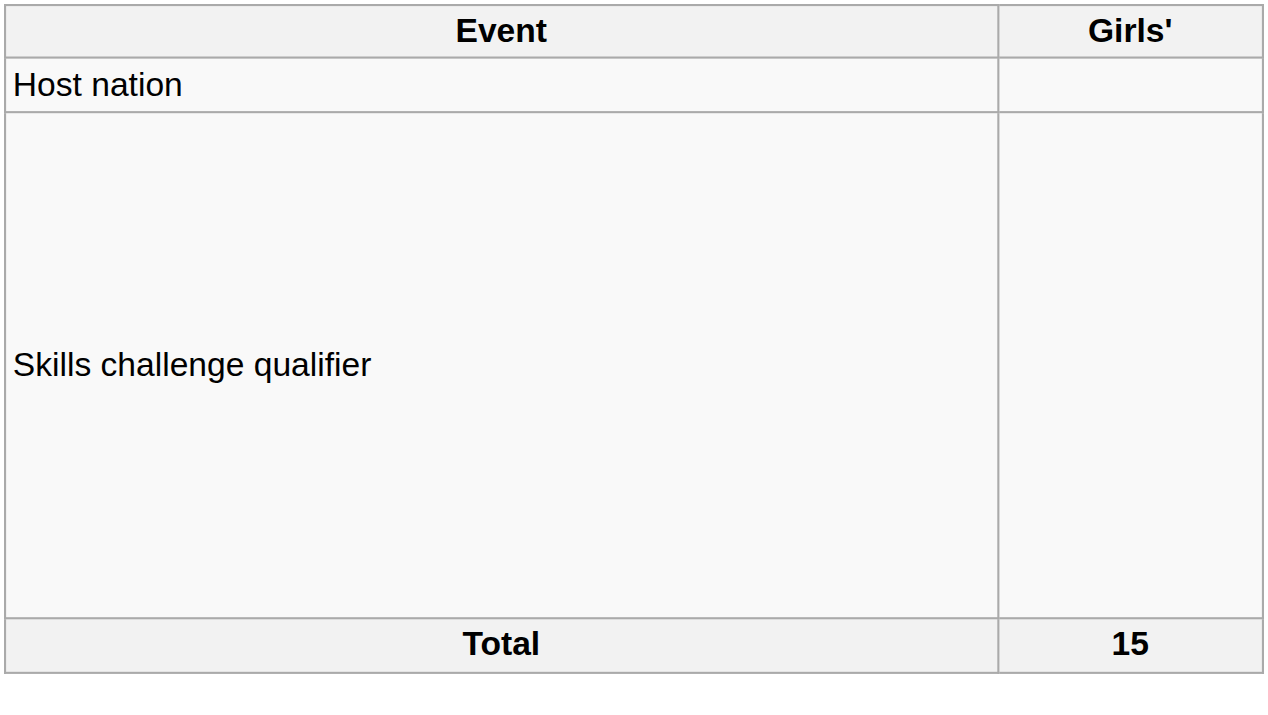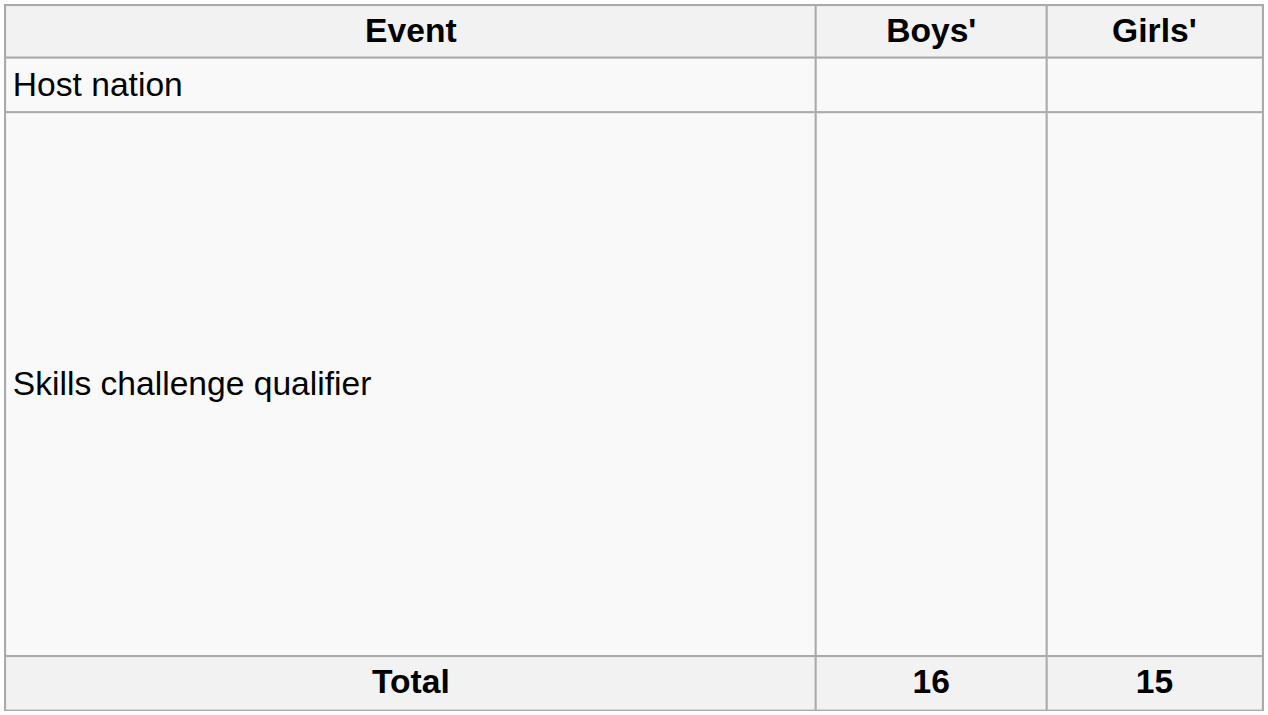+ column: (931, 31)
